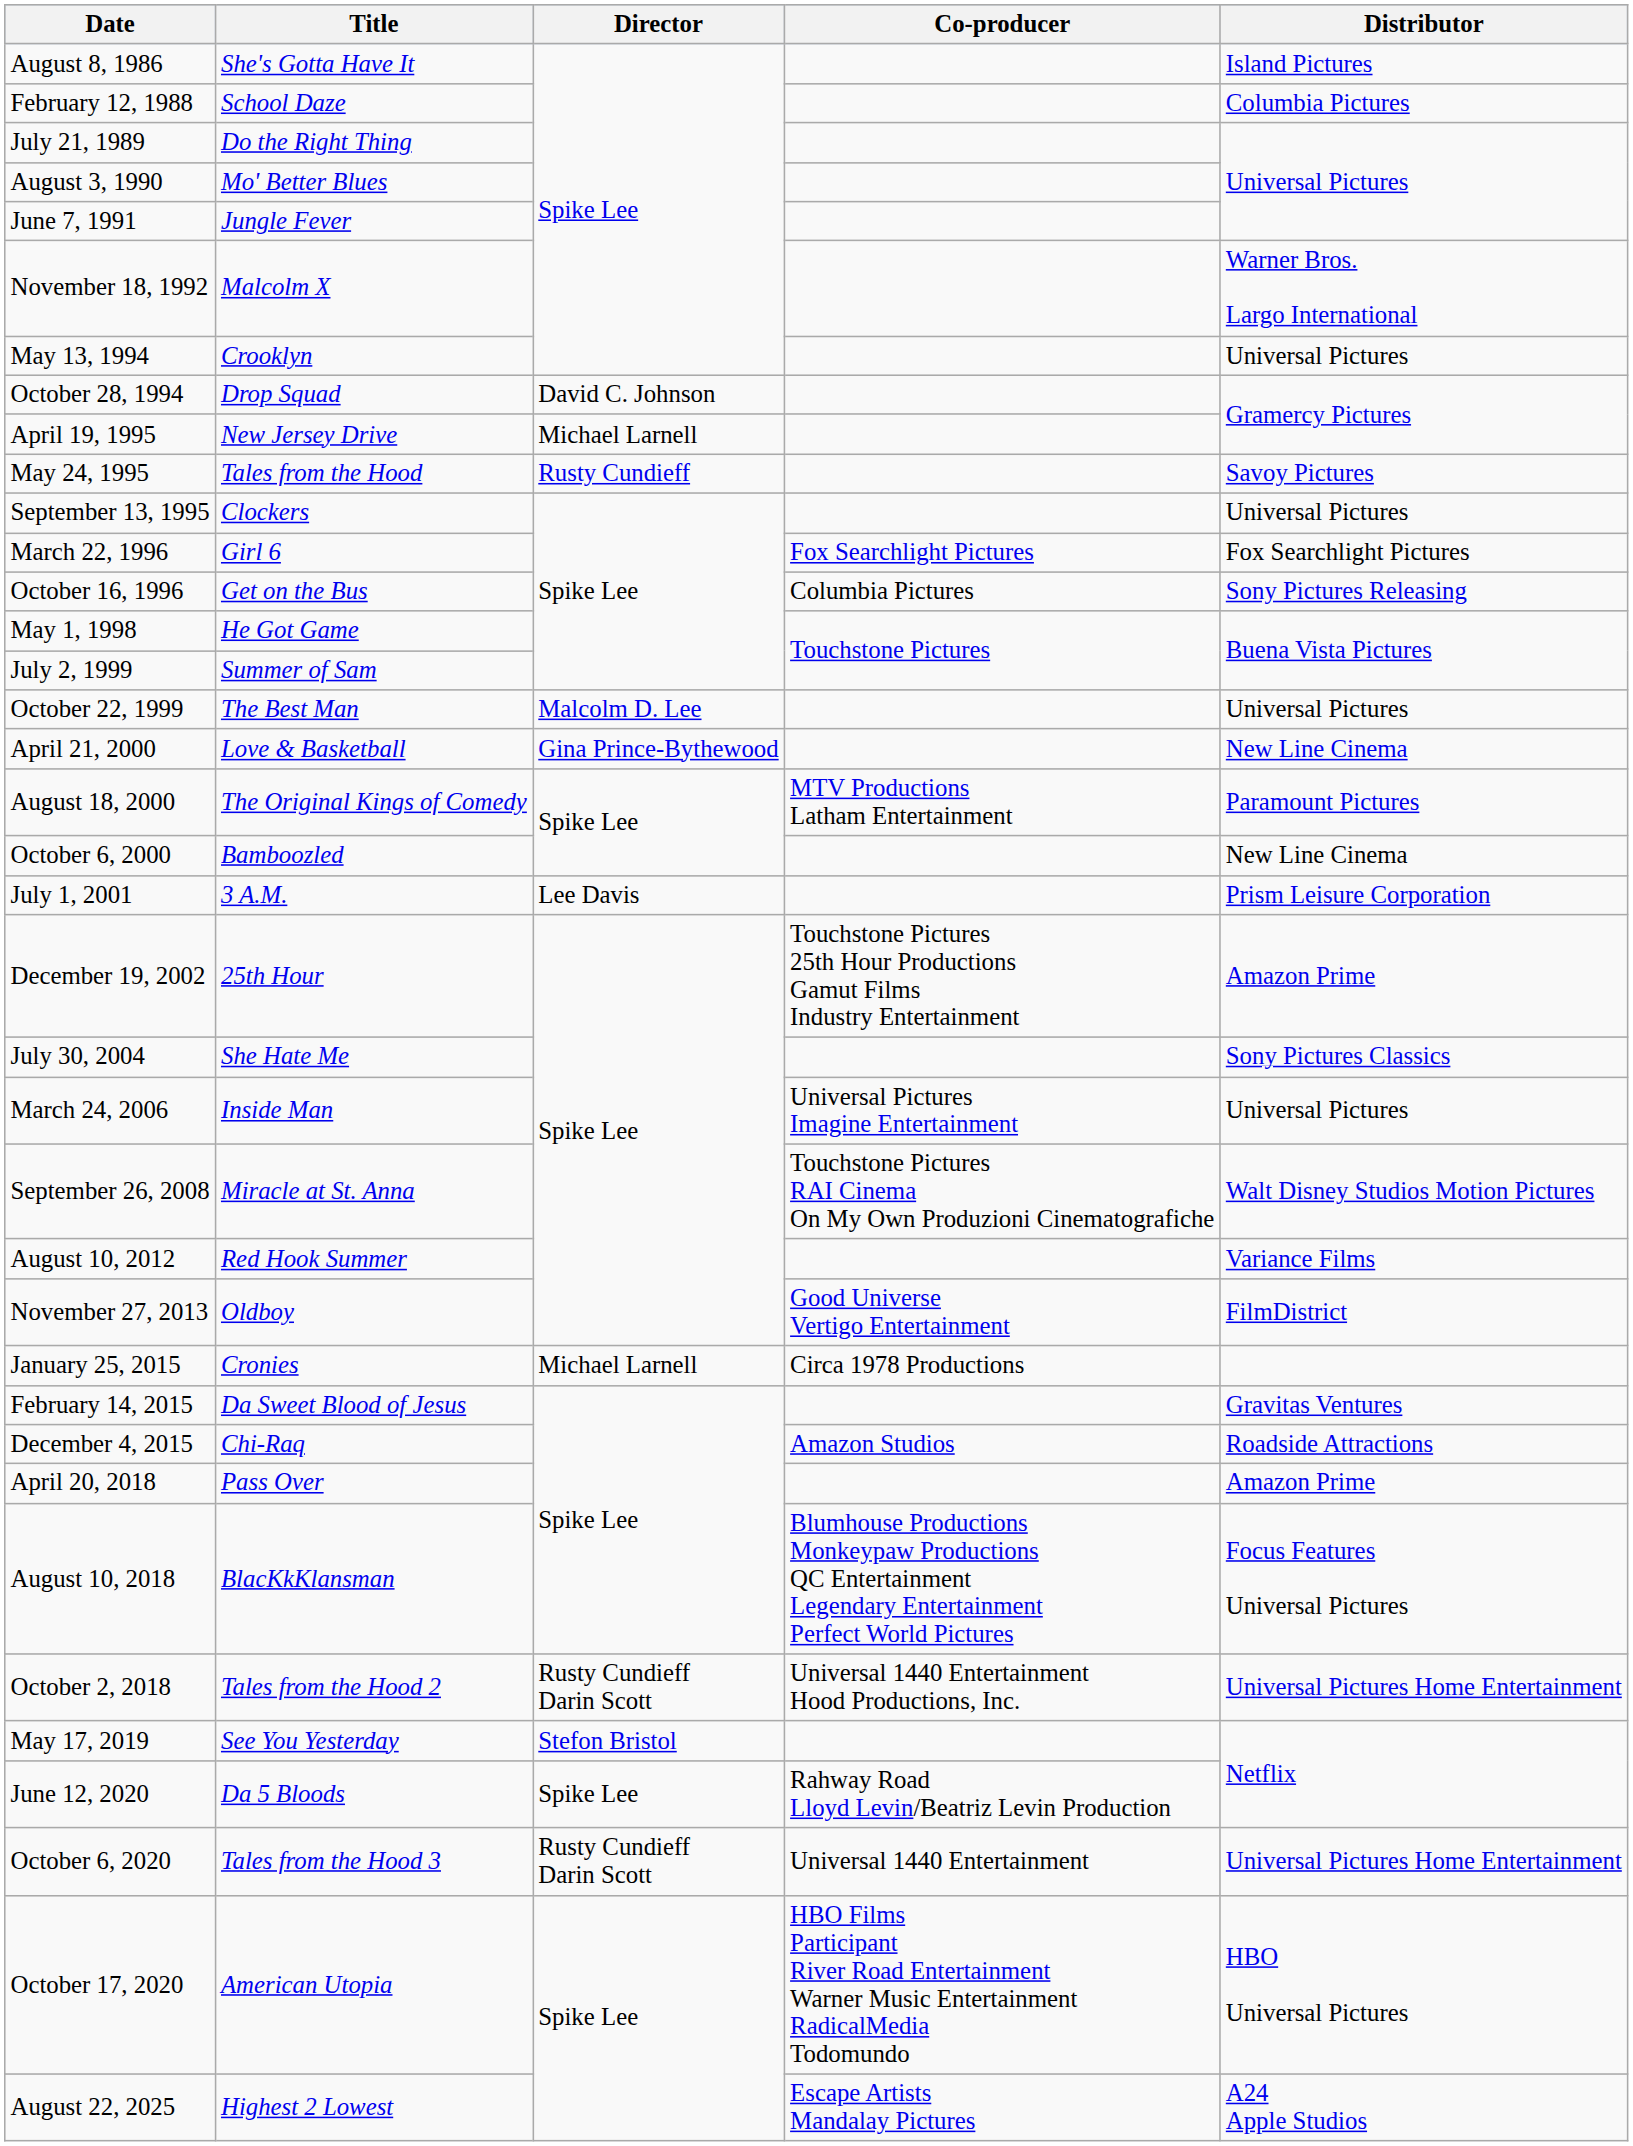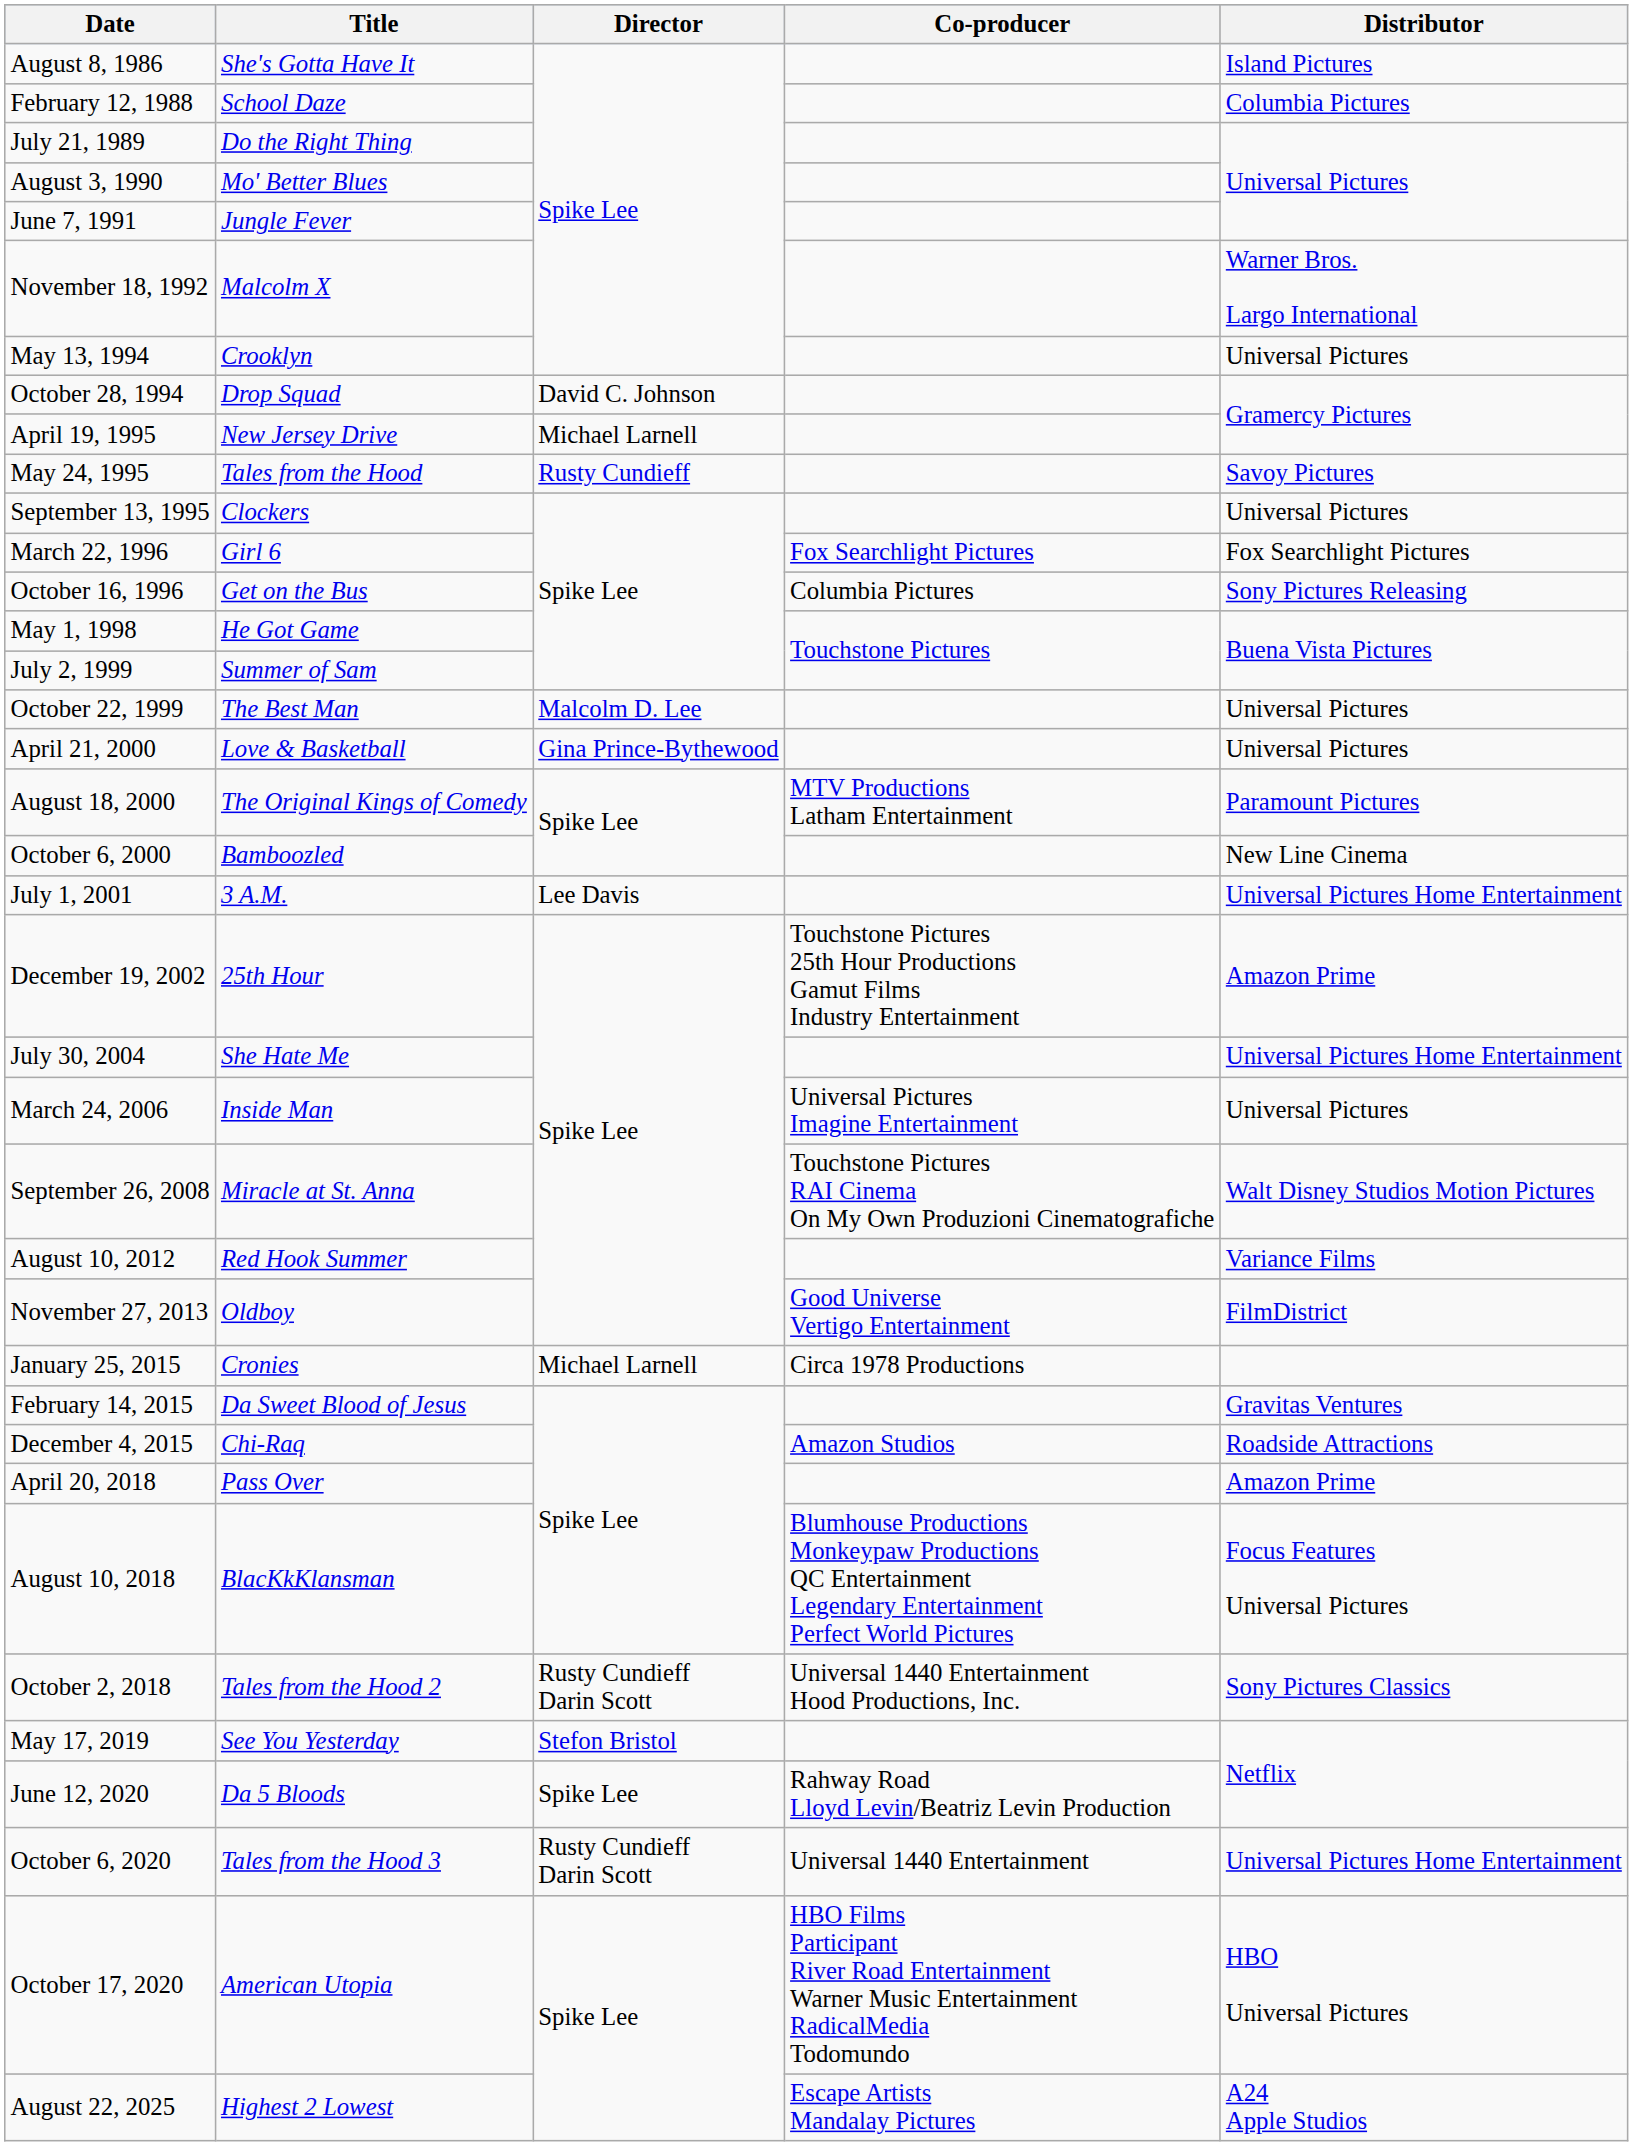(1317, 748) New Line Cinema -> (1317, 748) Universal Pictures
(1358, 894) Prism Leisure Corporation -> (1424, 894) Universal Pictures Home Entertainment
(1338, 1056) Sony Pictures Classics -> (1424, 1056) Universal Pictures Home Entertainment
(1424, 1687) Universal Pictures Home Entertainment -> (1338, 1687) Sony Pictures Classics
